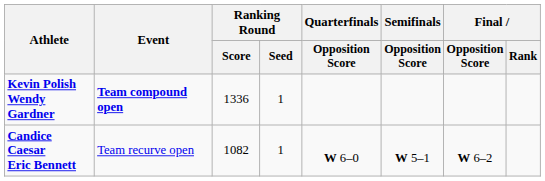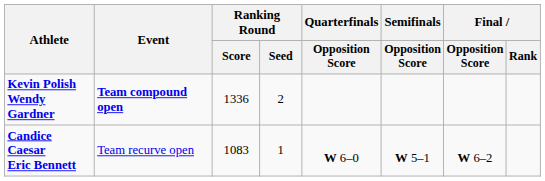(281, 100) 1 -> (281, 100) 2
(236, 150) 1082 -> (236, 150) 1083
